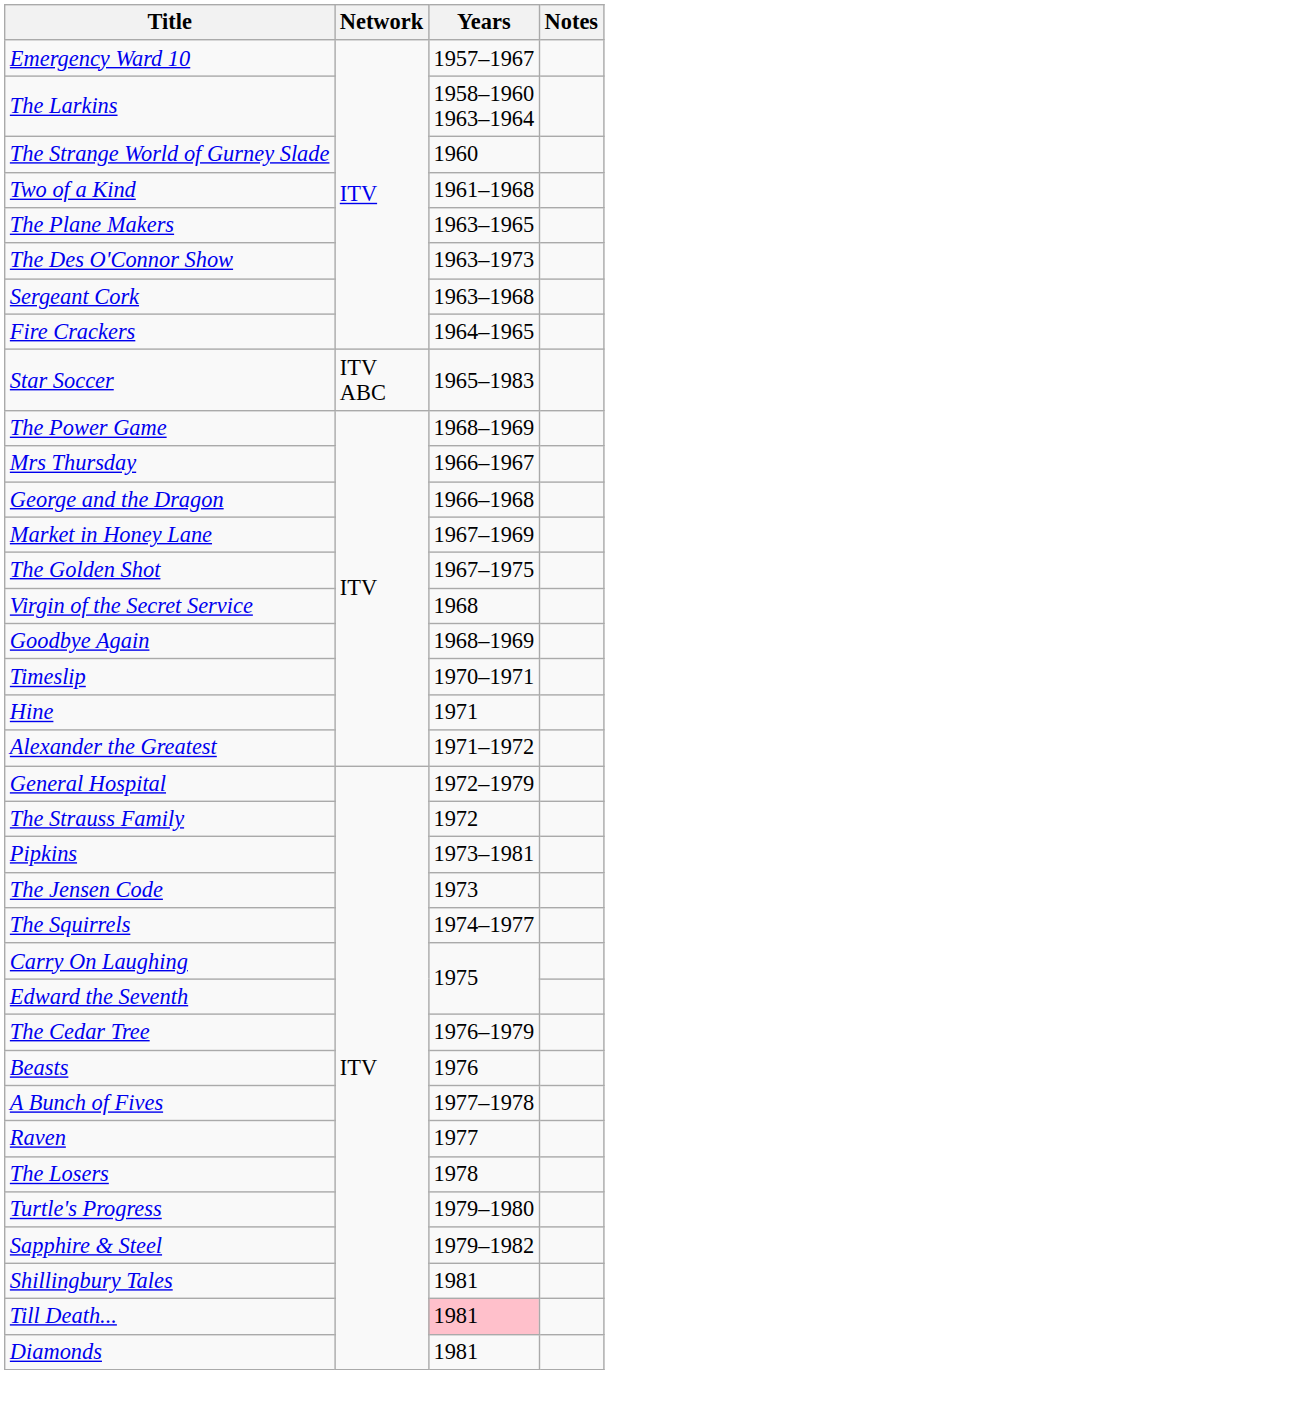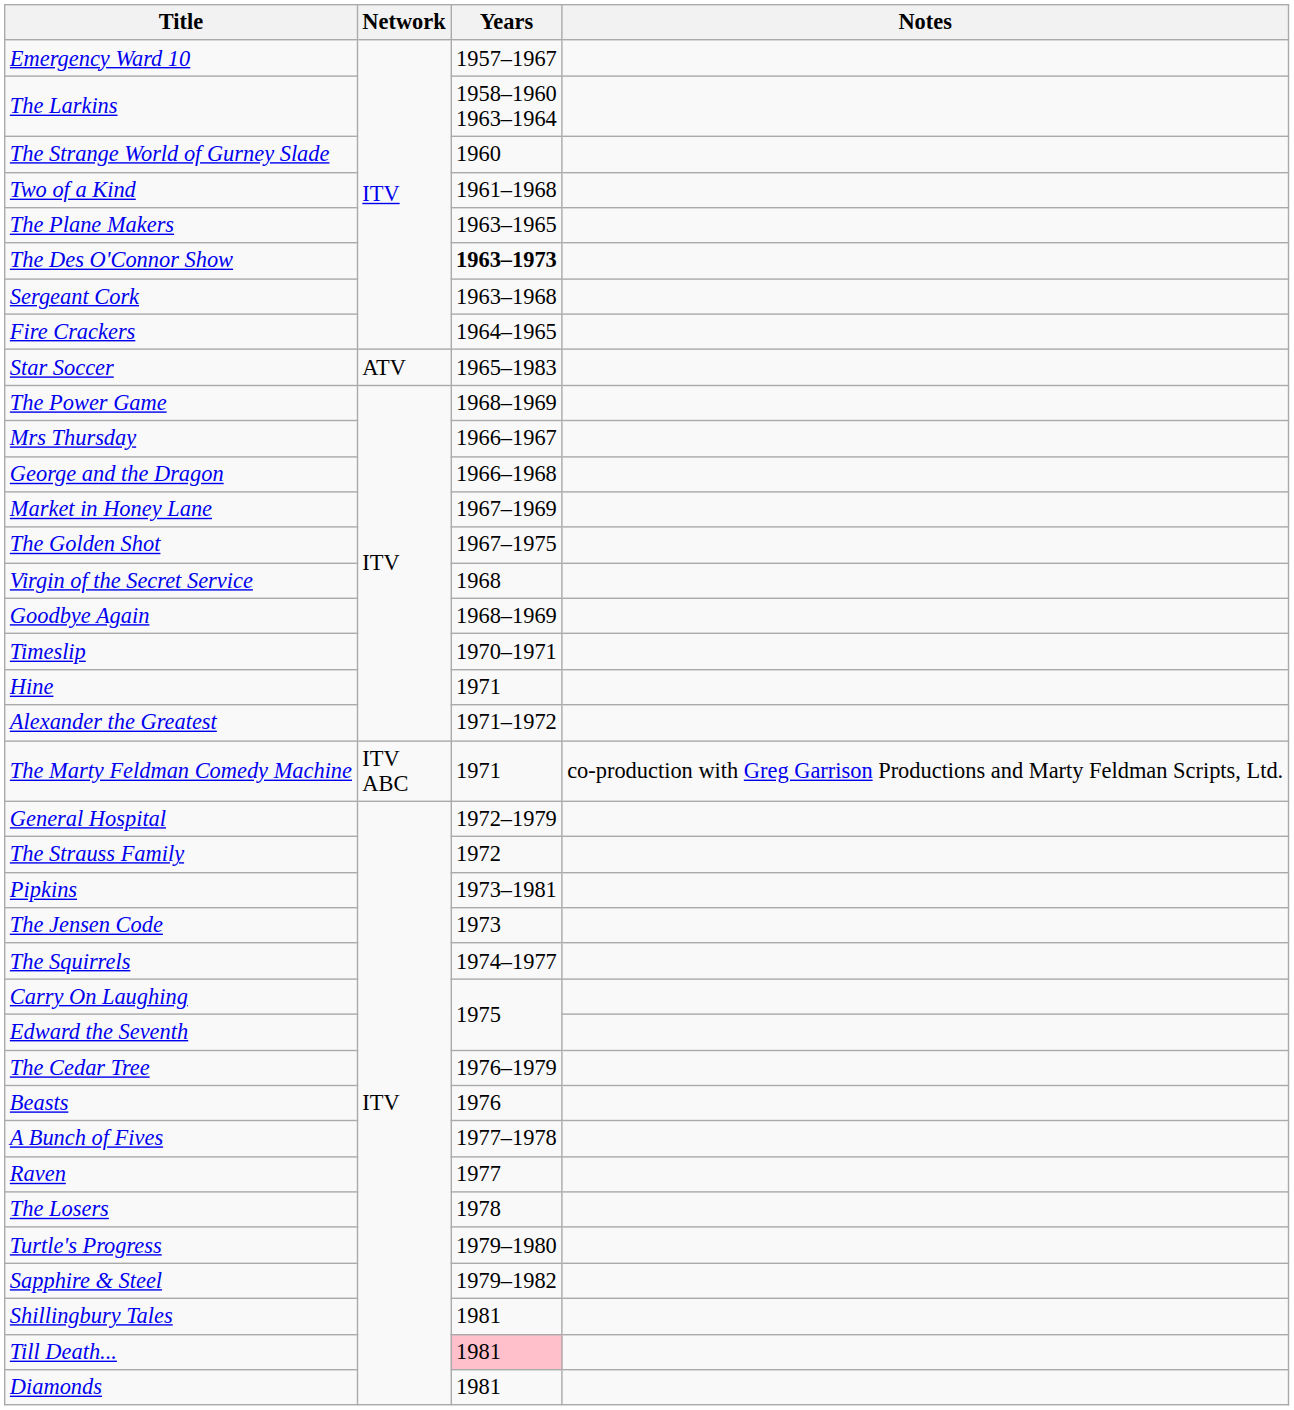(484, 260) normal -> (506, 260) bold
(363, 379) ITV ABC -> (384, 367) ATV
+ row: (181, 770)
